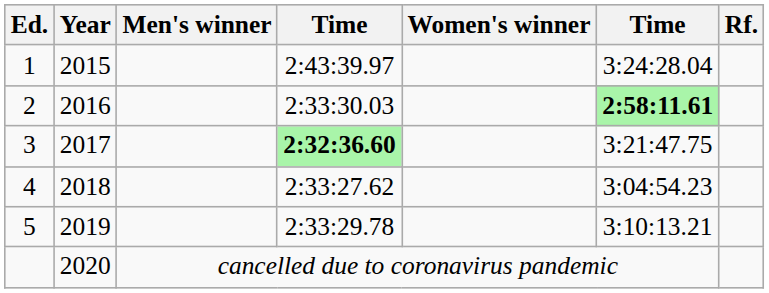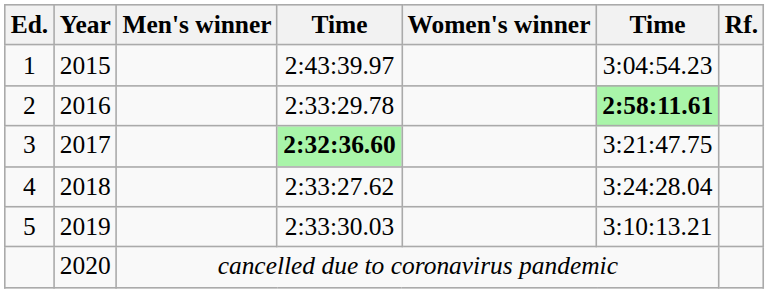(658, 65) 3:24:28.04 -> (658, 65) 3:04:54.23
(339, 105) 2:33:30.03 -> (339, 105) 2:33:29.78
(658, 186) 3:04:54.23 -> (658, 186) 3:24:28.04
(339, 226) 2:33:29.78 -> (339, 226) 2:33:30.03
